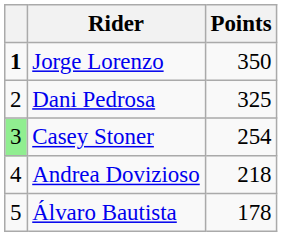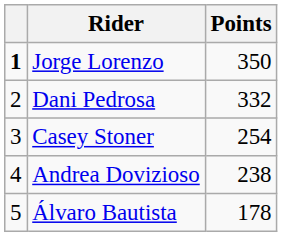(254, 99) 325 -> (254, 99) 332
(16, 137) lightgreen background -> (16, 137) no background
(254, 174) 218 -> (254, 174) 238
